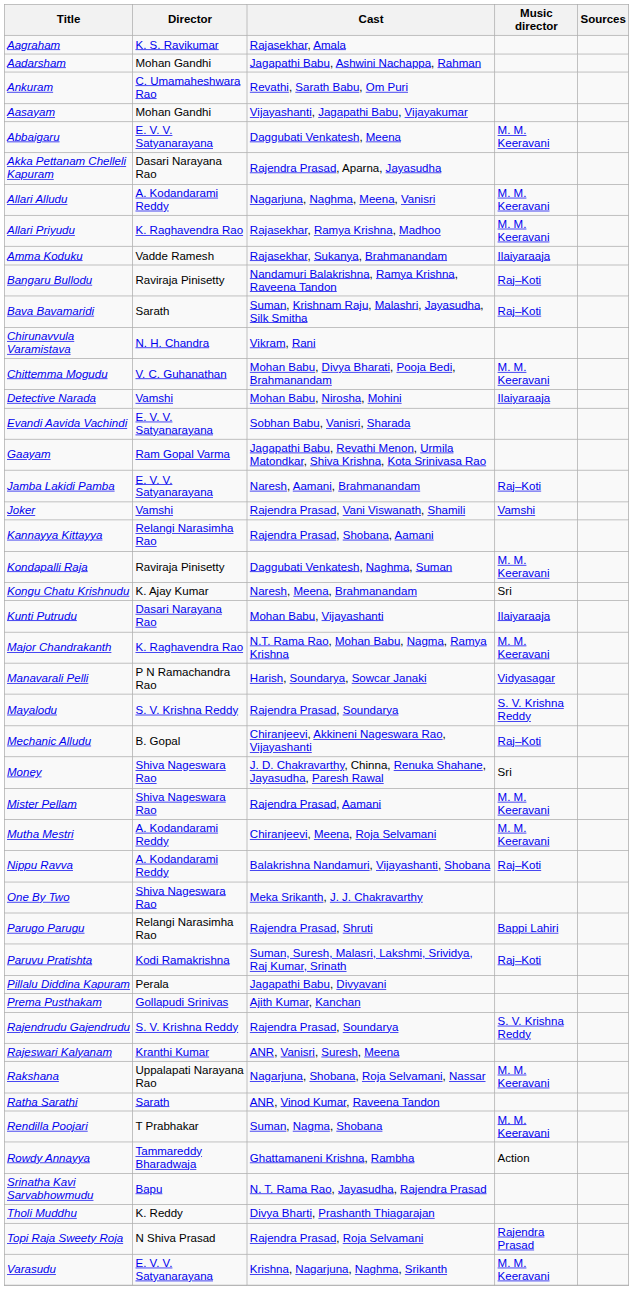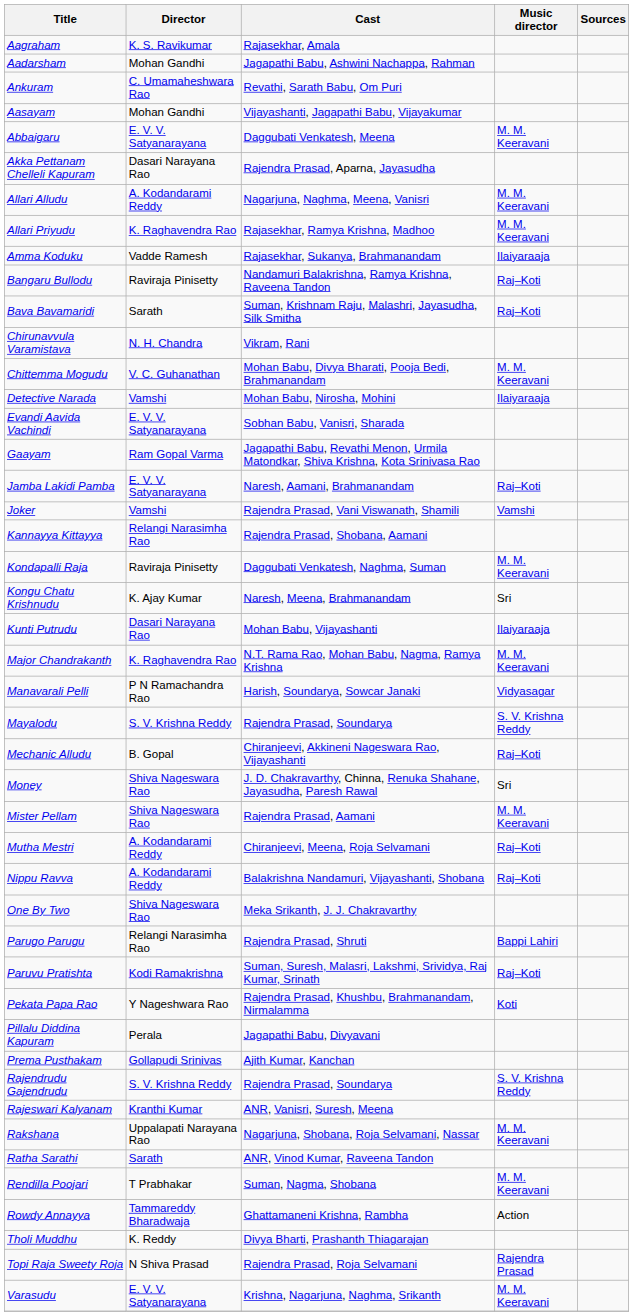(524, 835) M. M. Keeravani -> (519, 848) Raj–Koti
+ row: (52, 1004)
- row: (50, 1189)
